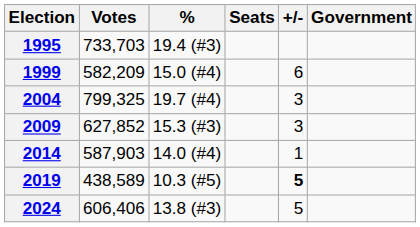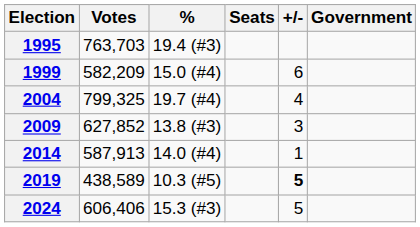(114, 45) 733,703 -> (114, 45) 763,703
(298, 99) 3 -> (298, 99) 4
(187, 126) 15.3 (#3) -> (187, 126) 13.8 (#3)
(114, 153) 587,903 -> (114, 153) 587,913
(187, 208) 13.8 (#3) -> (187, 208) 15.3 (#3)
